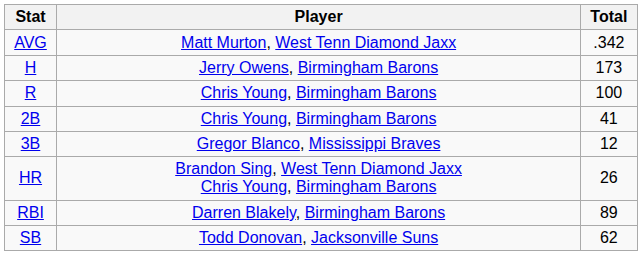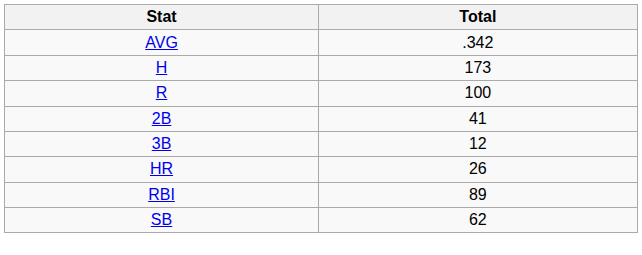- column: (319, 17)
